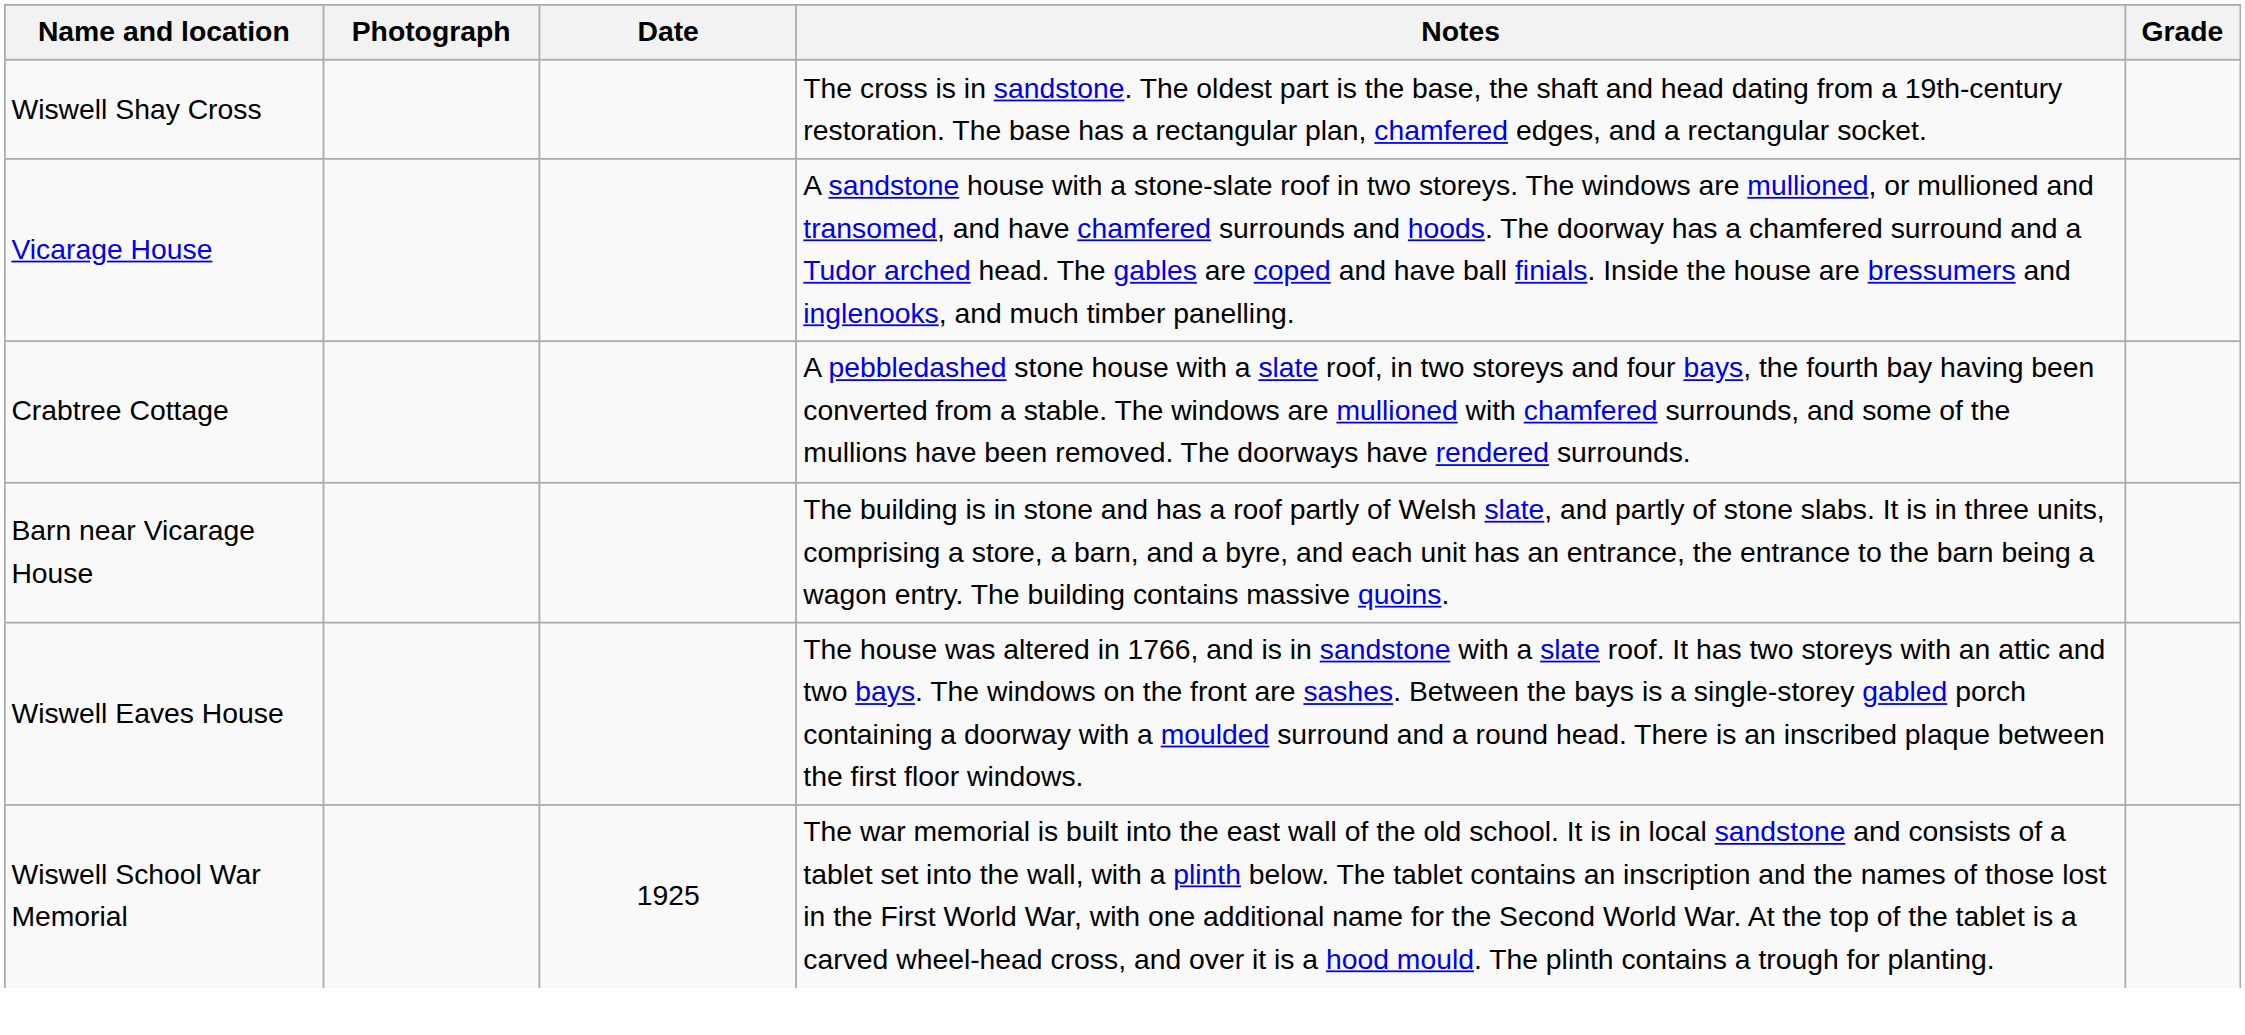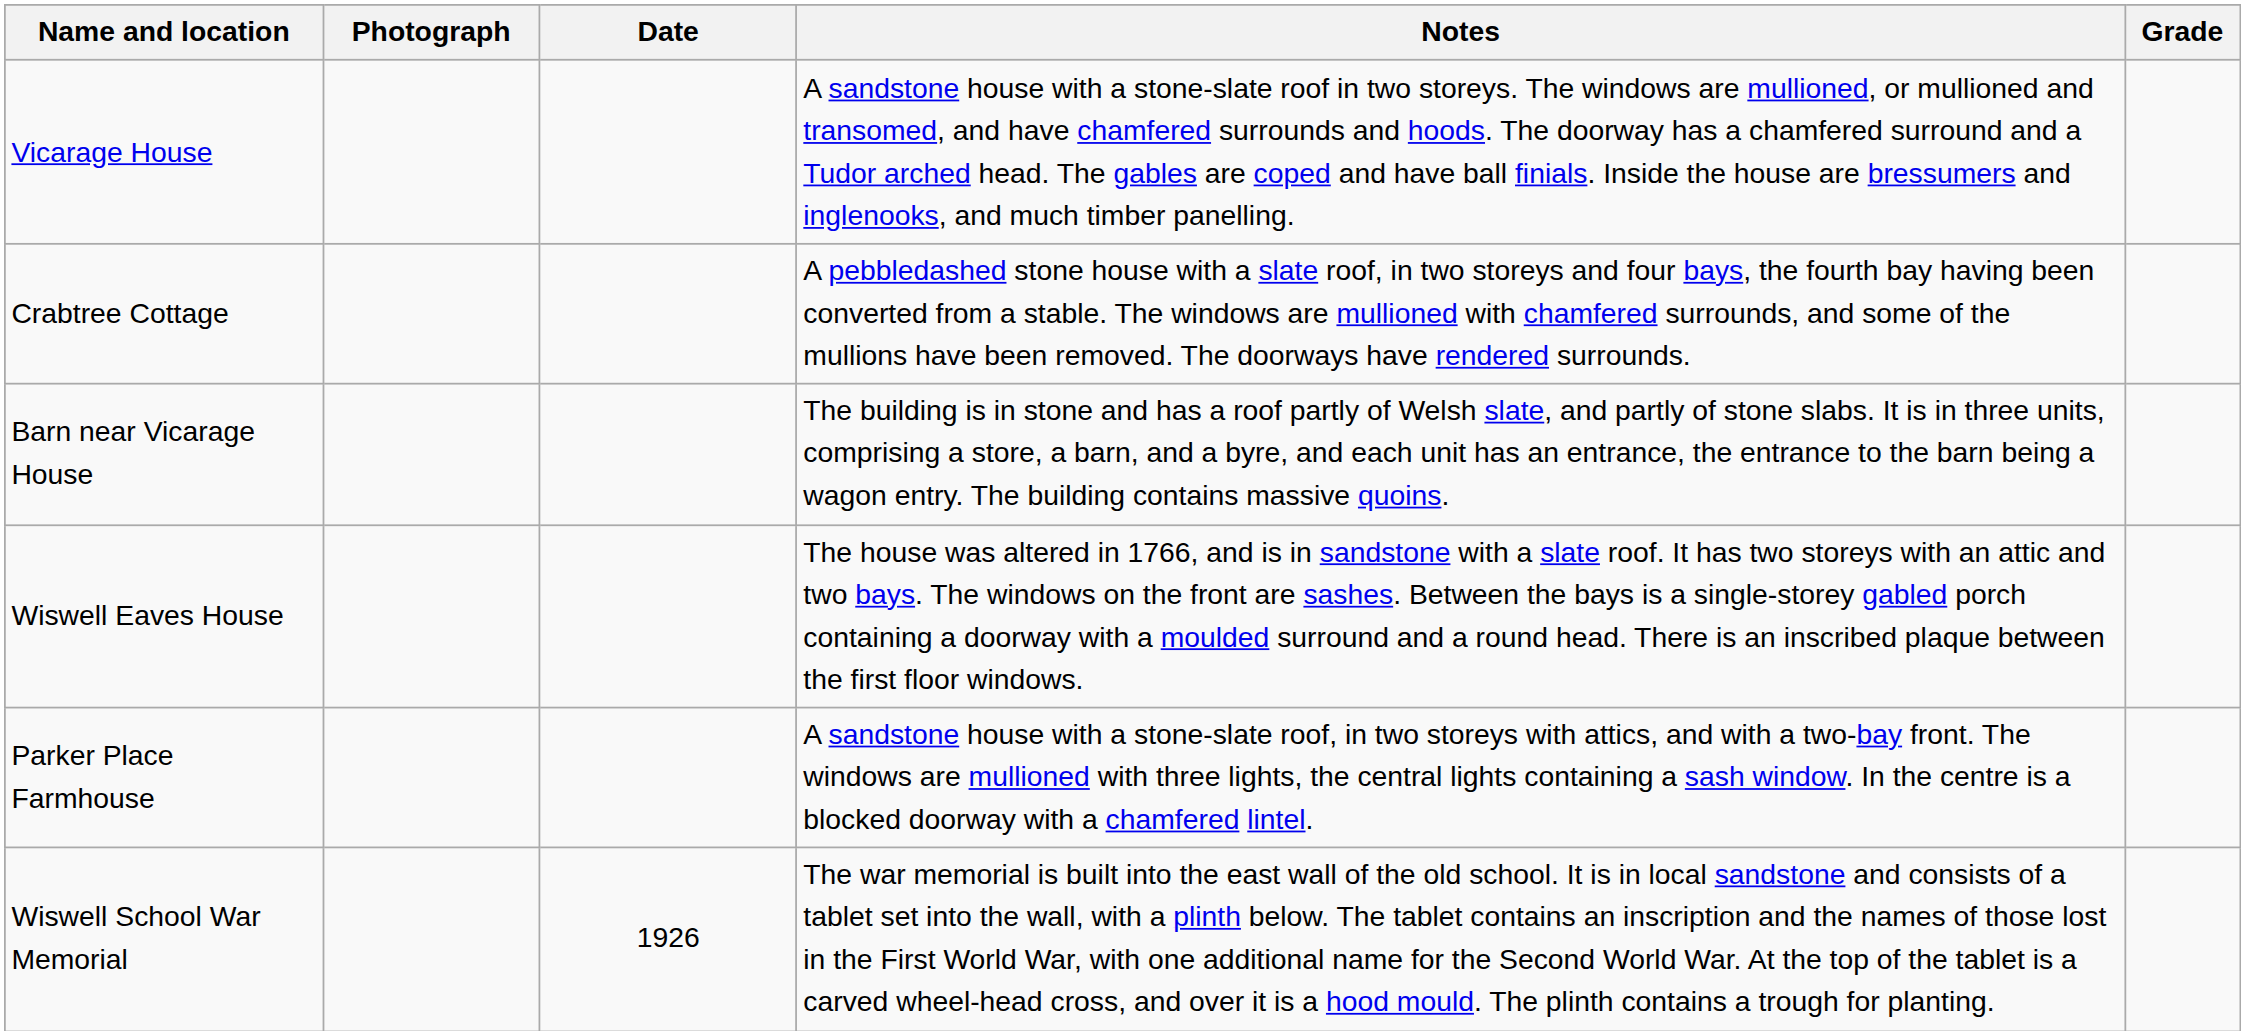- row: (137, 109)
+ row: (92, 777)
(668, 896) 1925 -> (668, 938) 1926
